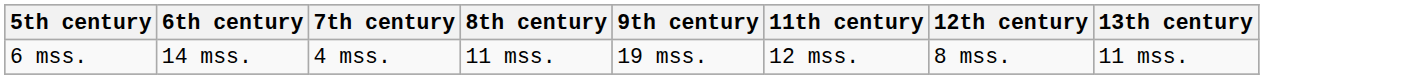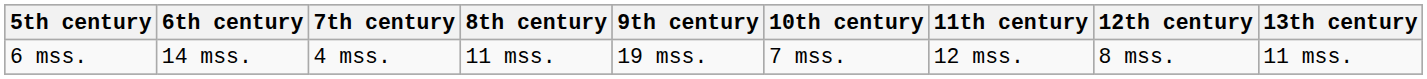+ column: (846, 22)
